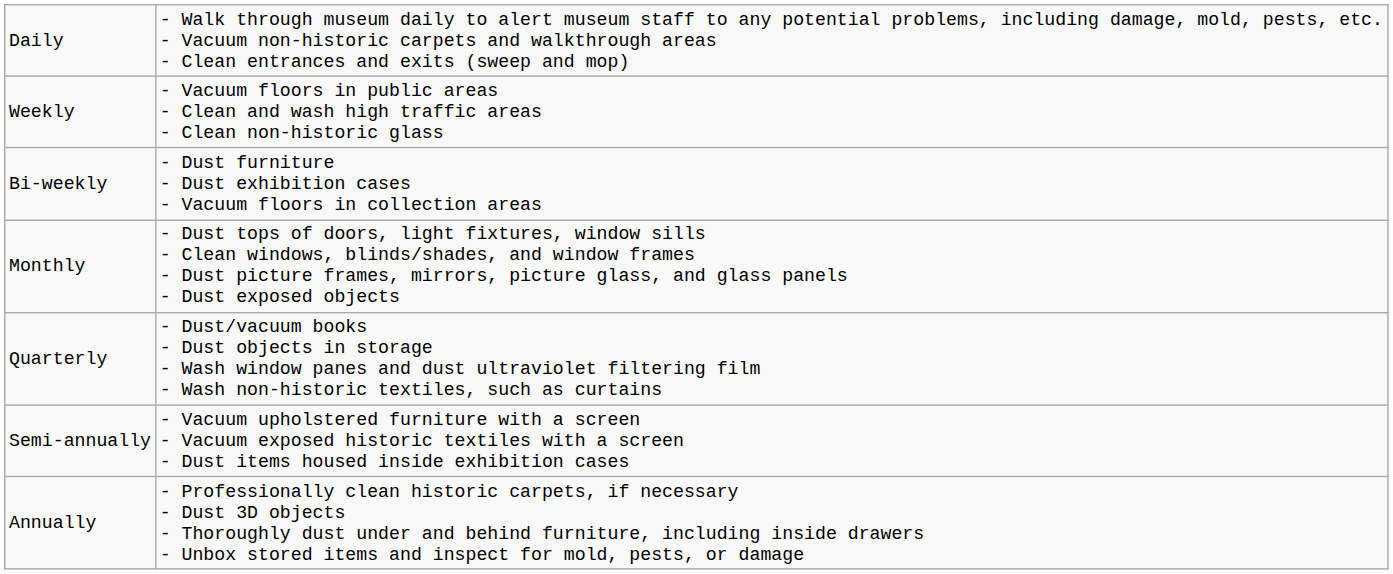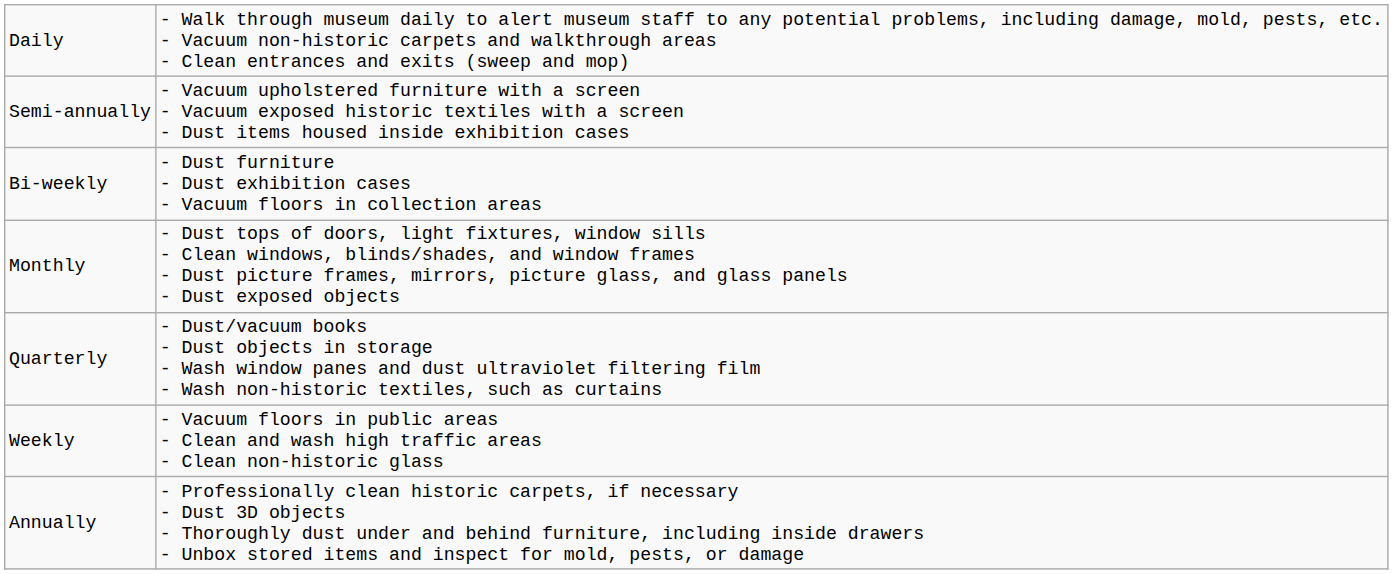rows swapped: (42, 112) <-> (80, 441)
